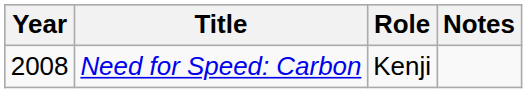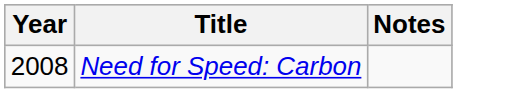- column: (402, 25)
